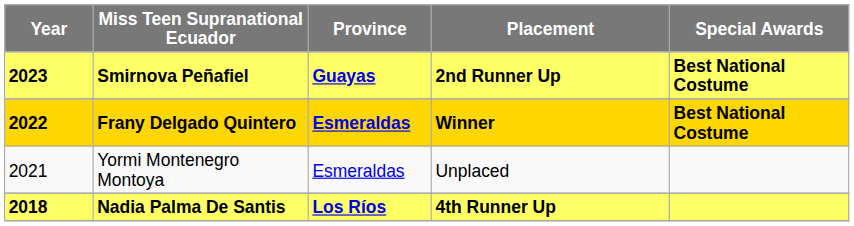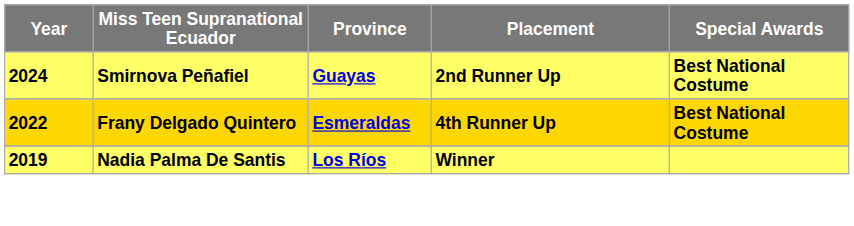(28, 76) 2023 -> (28, 76) 2024
(465, 123) Winner -> (496, 123) 4th Runner Up
- row: (168, 170)
(28, 207) 2018 -> (28, 160) 2019
(496, 207) 4th Runner Up -> (465, 160) Winner
